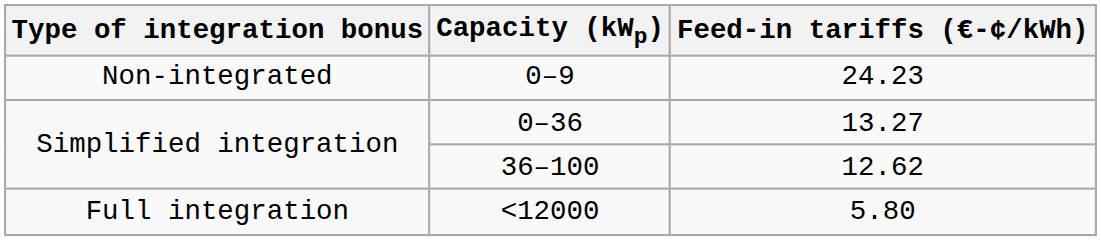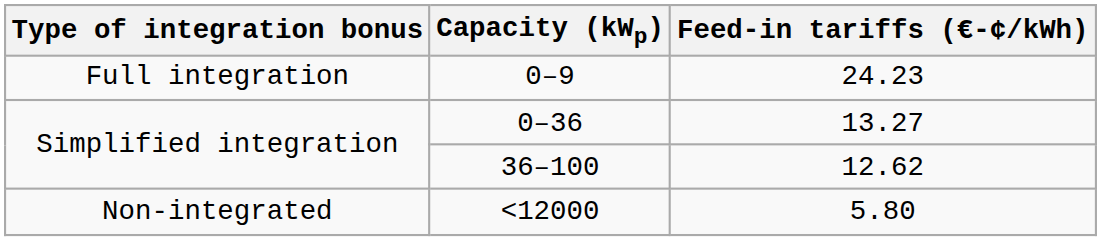(217, 78) Non-integrated -> (217, 78) Full integration
(217, 212) Full integration -> (217, 212) Non-integrated
